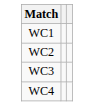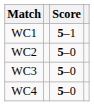+ column: (67, 14)
